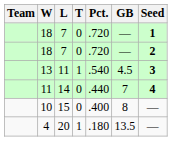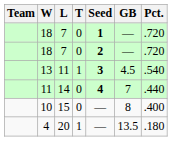columns swapped: (99, 13) <-> (153, 13)
